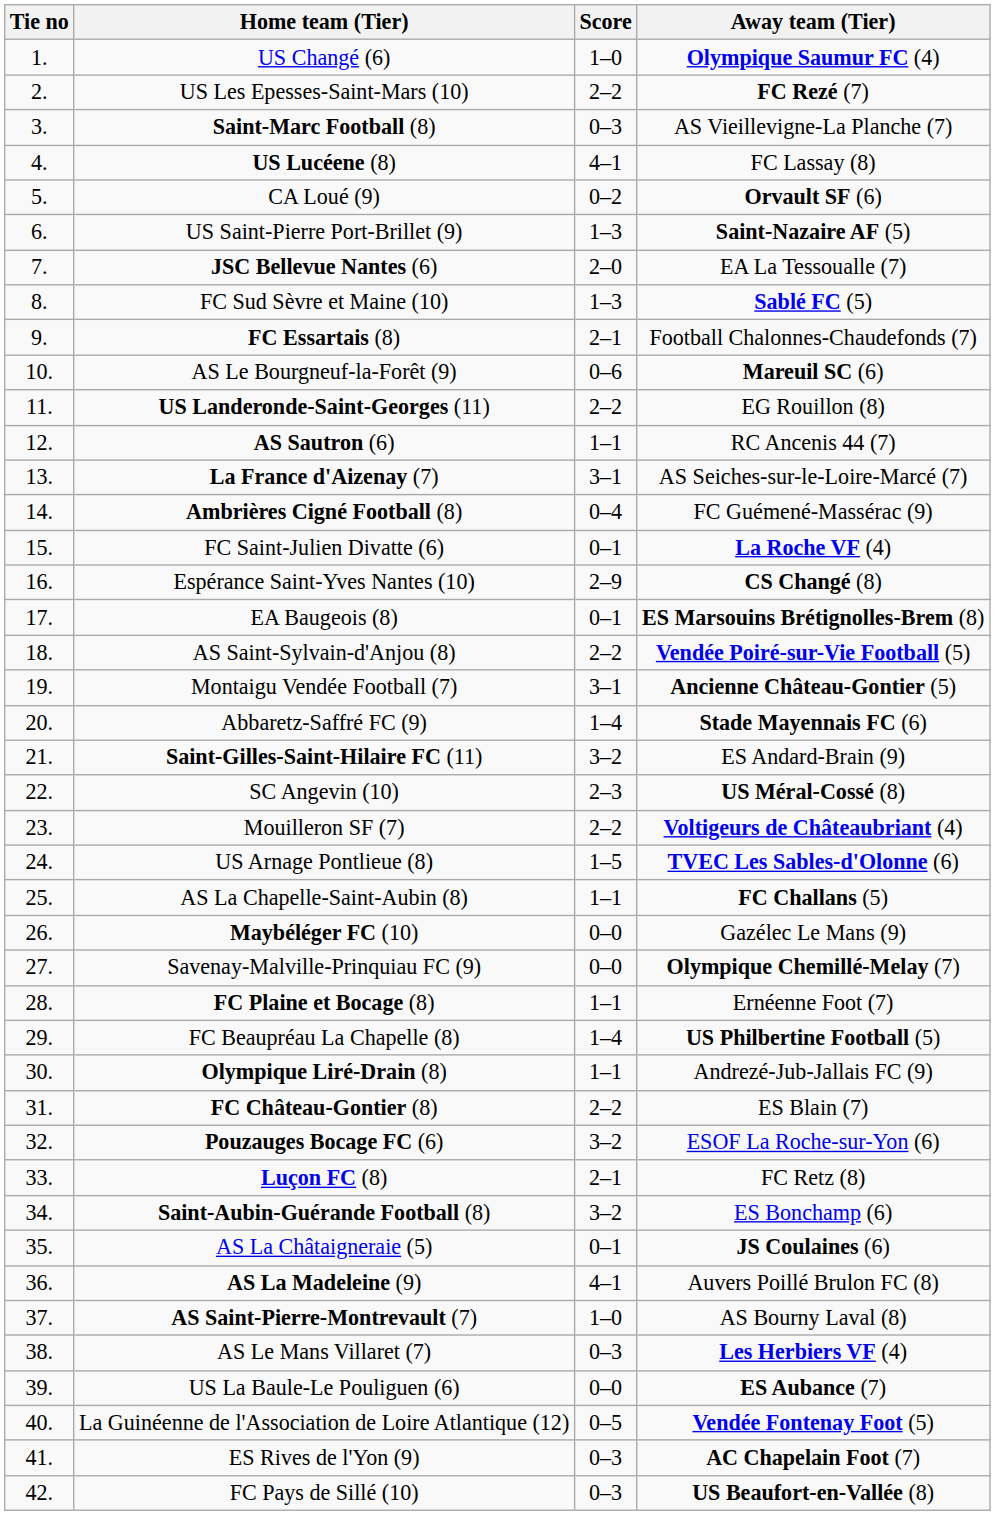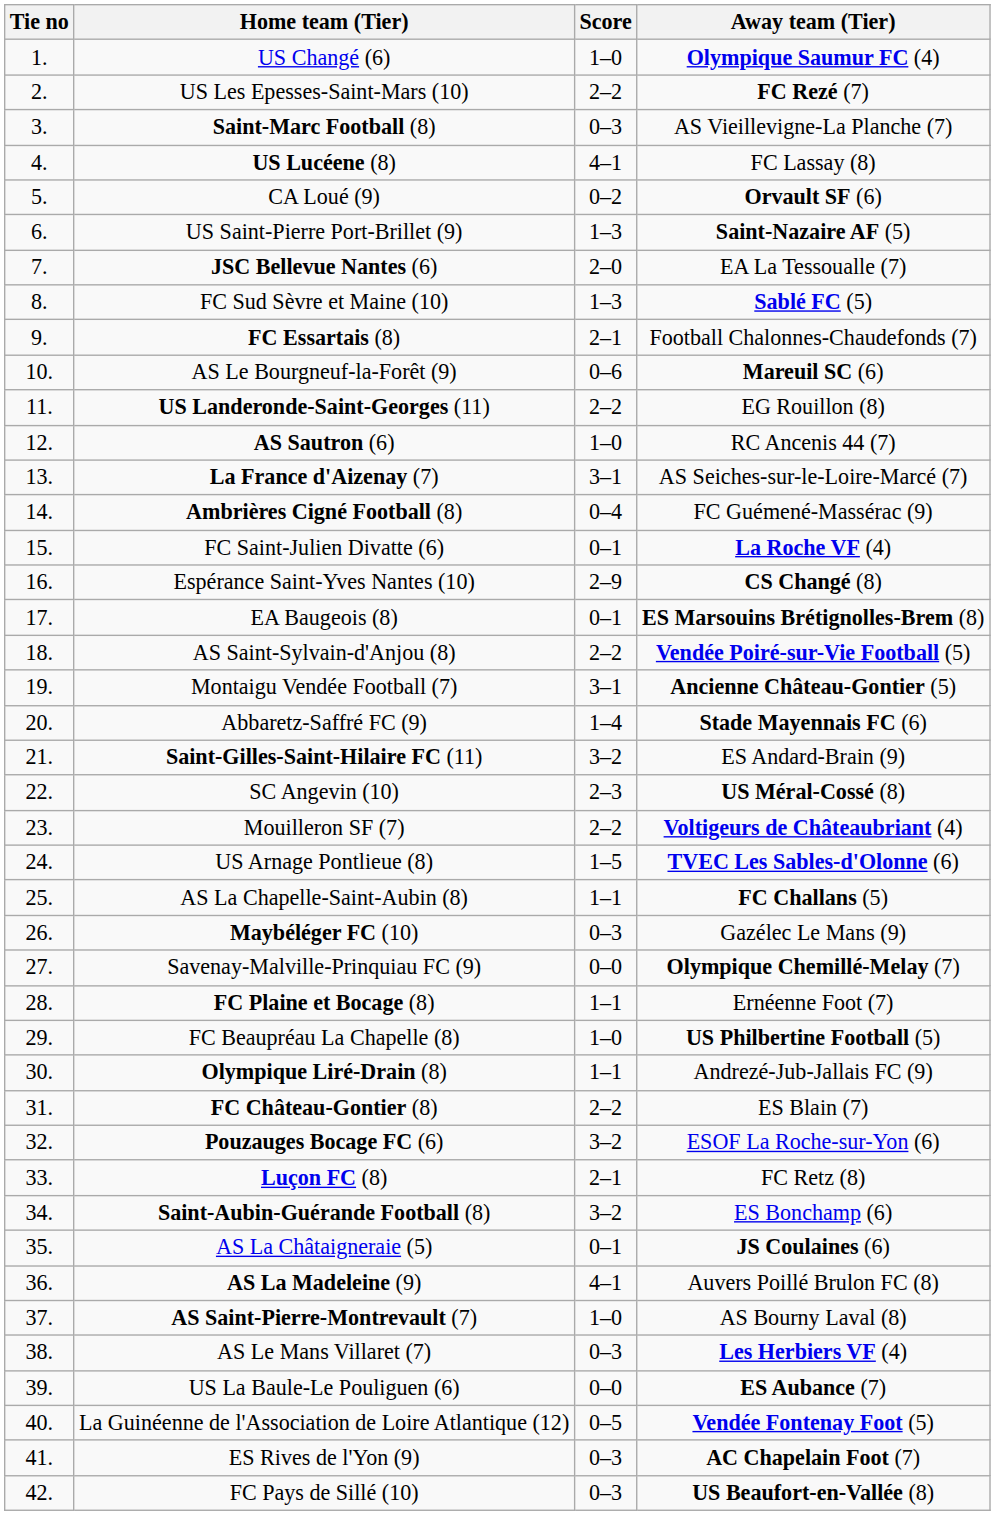(606, 442) 1–1 -> (606, 442) 1–0
(606, 932) 0–0 -> (606, 932) 0–3
(606, 1037) 1–4 -> (606, 1037) 1–0
